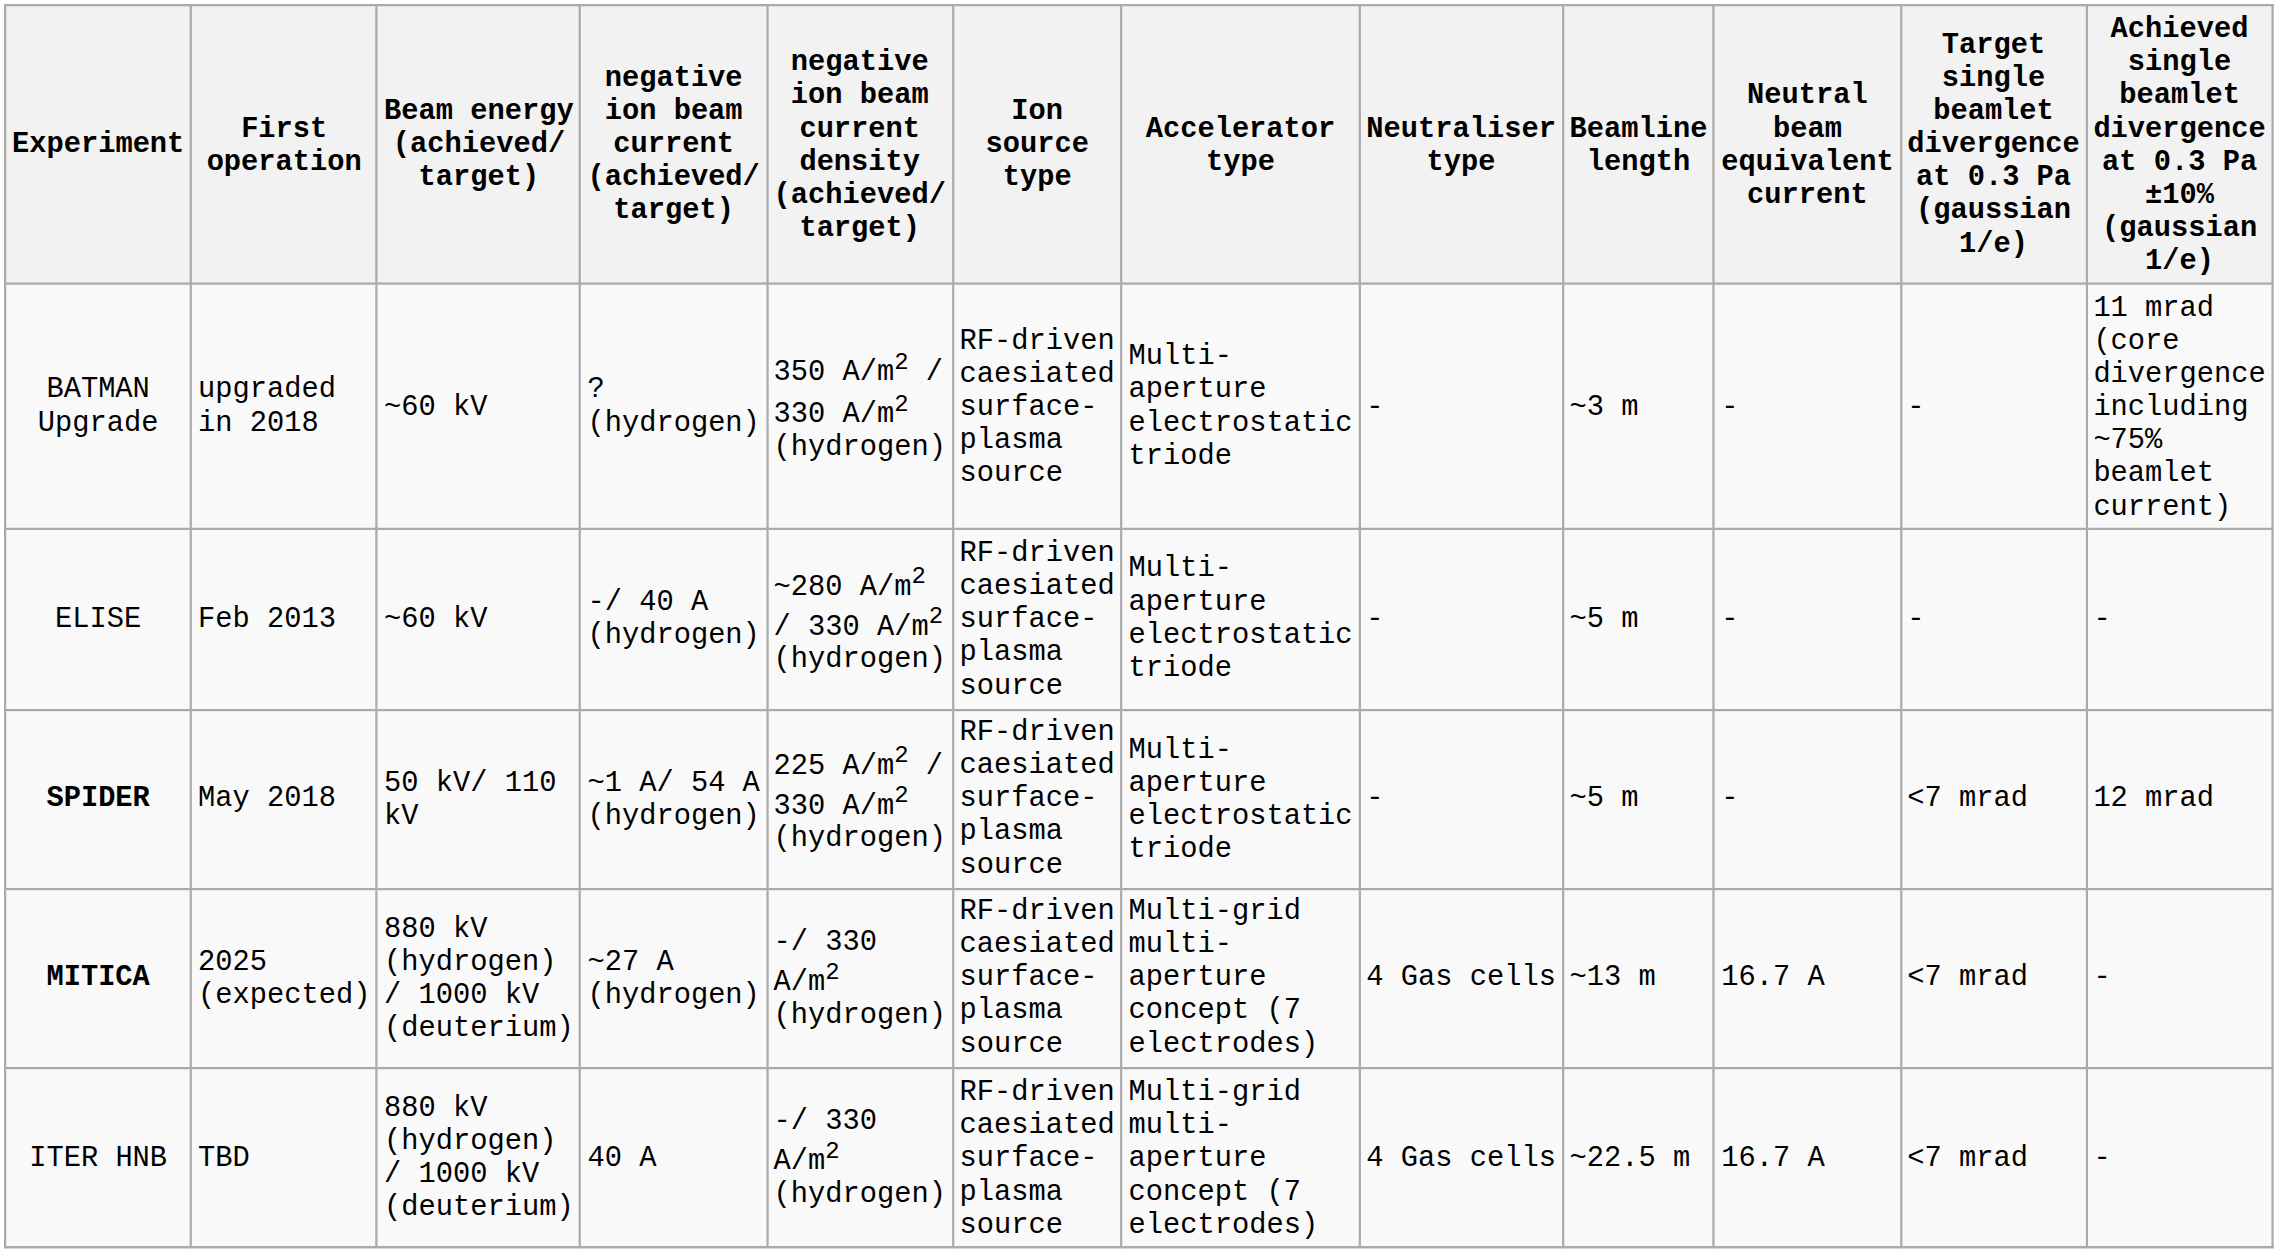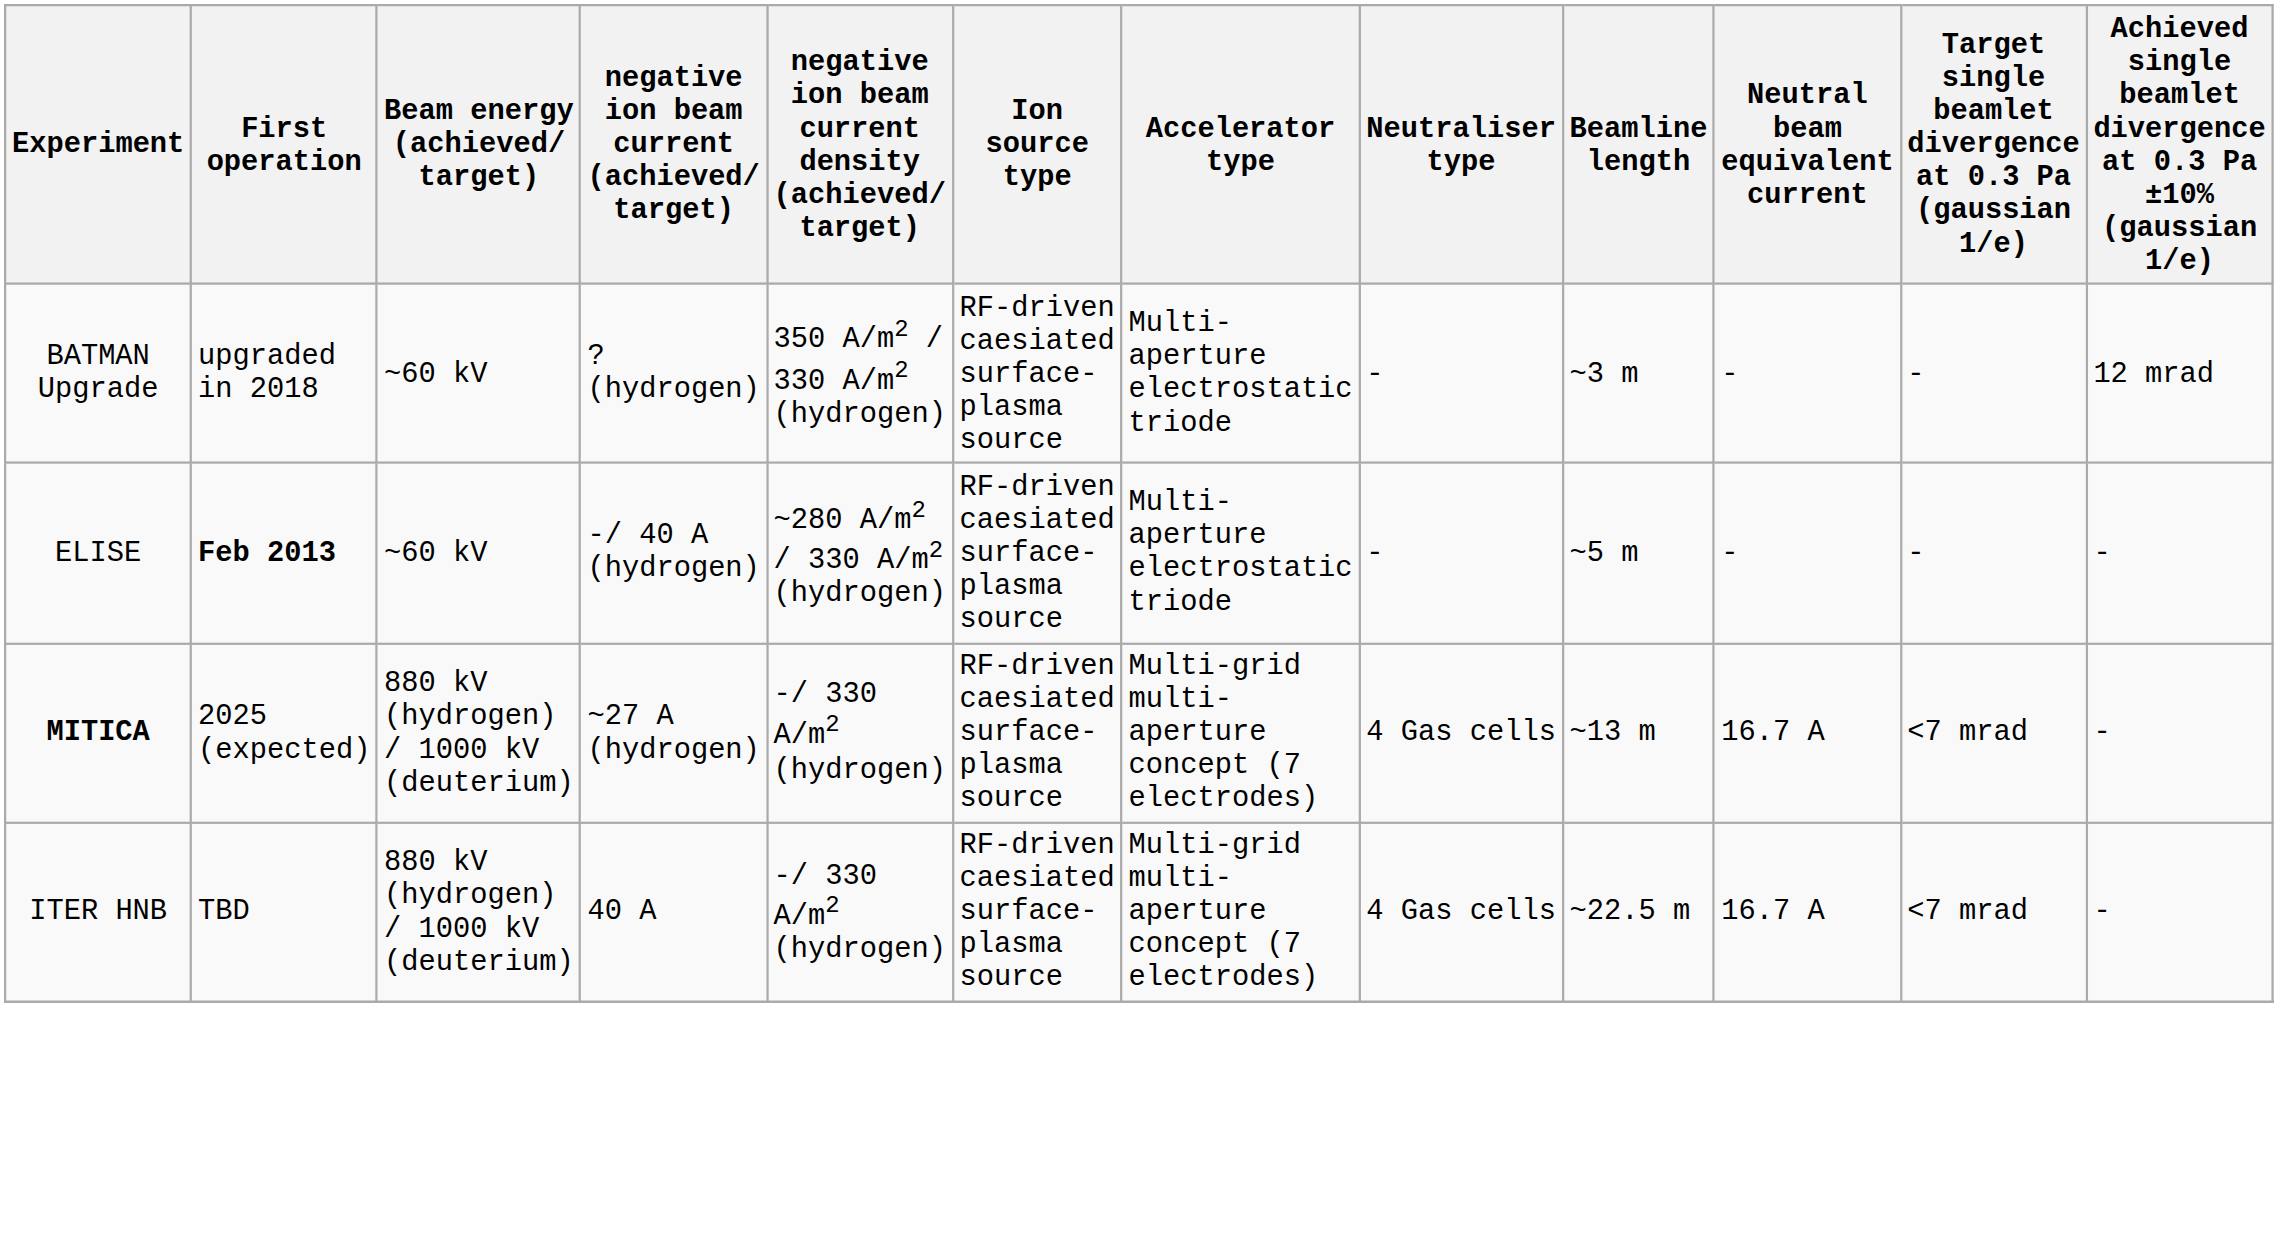(2180, 407) 11 mrad (core divergence including ~75% beamlet current) -> (2154, 374) 12 mrad
(267, 619) normal -> (267, 553) bold
- row: (98, 799)
